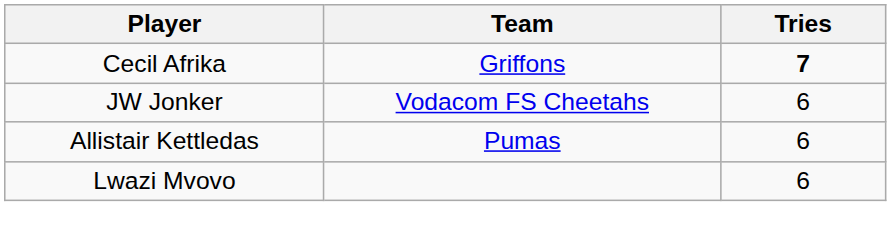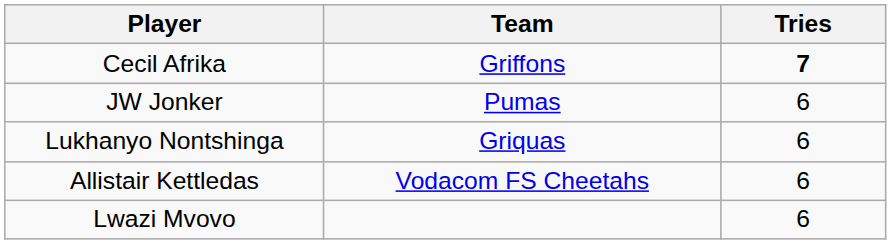(522, 102) Vodacom FS Cheetahs -> (522, 102) Pumas
+ row: (164, 141)
(522, 141) Pumas -> (522, 180) Vodacom FS Cheetahs
